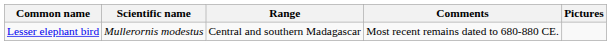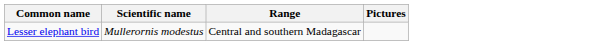- column: (463, 13)
